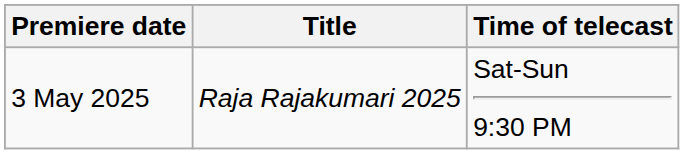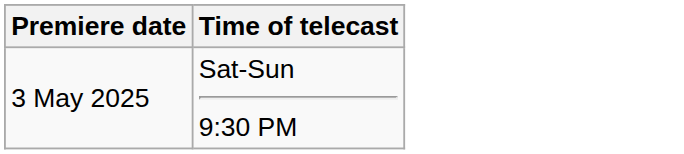- column: (330, 26)
